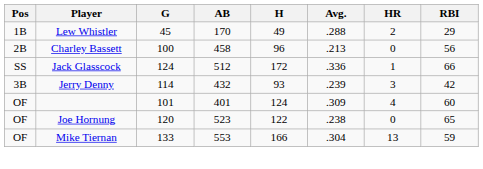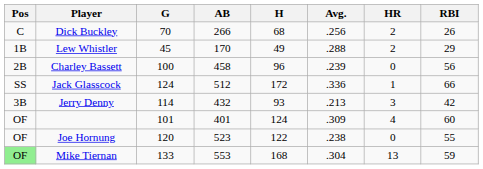+ row: (86, 31)
(336, 48) .213 -> (336, 66) .239
(336, 84) .239 -> (336, 102) .213
(450, 119) 65 -> (450, 137) 55
(20, 137) no background -> (20, 155) lightgreen background
(279, 137) 166 -> (279, 155) 168
